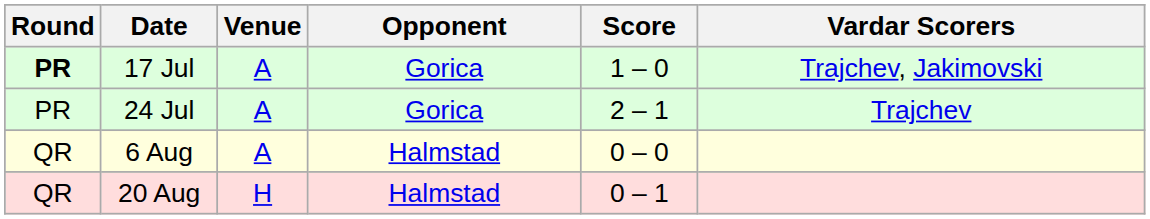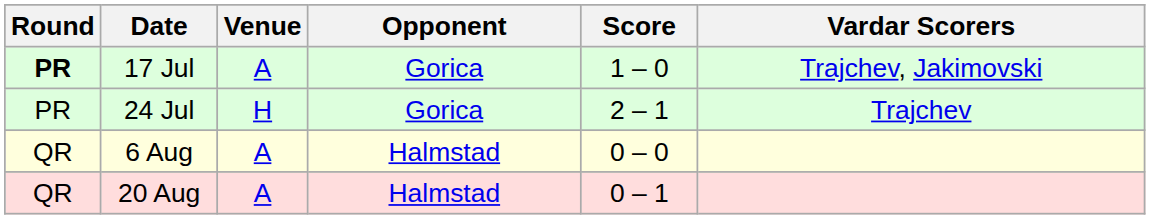(263, 110) A -> (263, 110) H
(263, 193) H -> (263, 193) A
